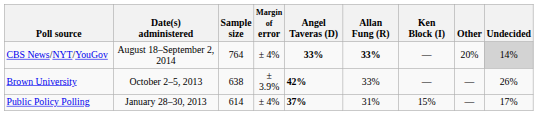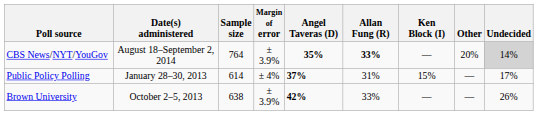(269, 55) ± 4% -> (269, 55) ± 3.9%
(314, 55) 33% -> (314, 55) 35%
rows swapped: (42, 81) <-> (48, 102)
